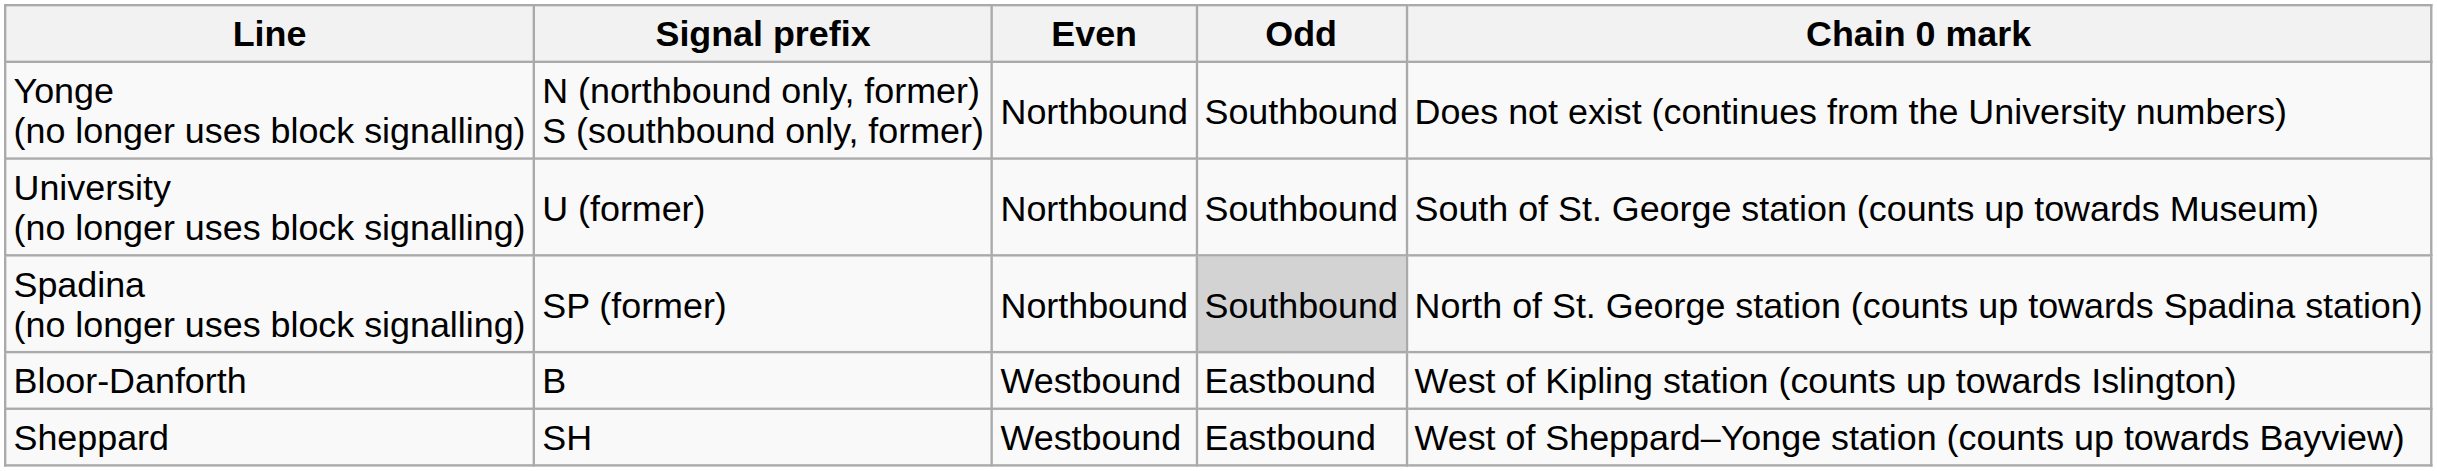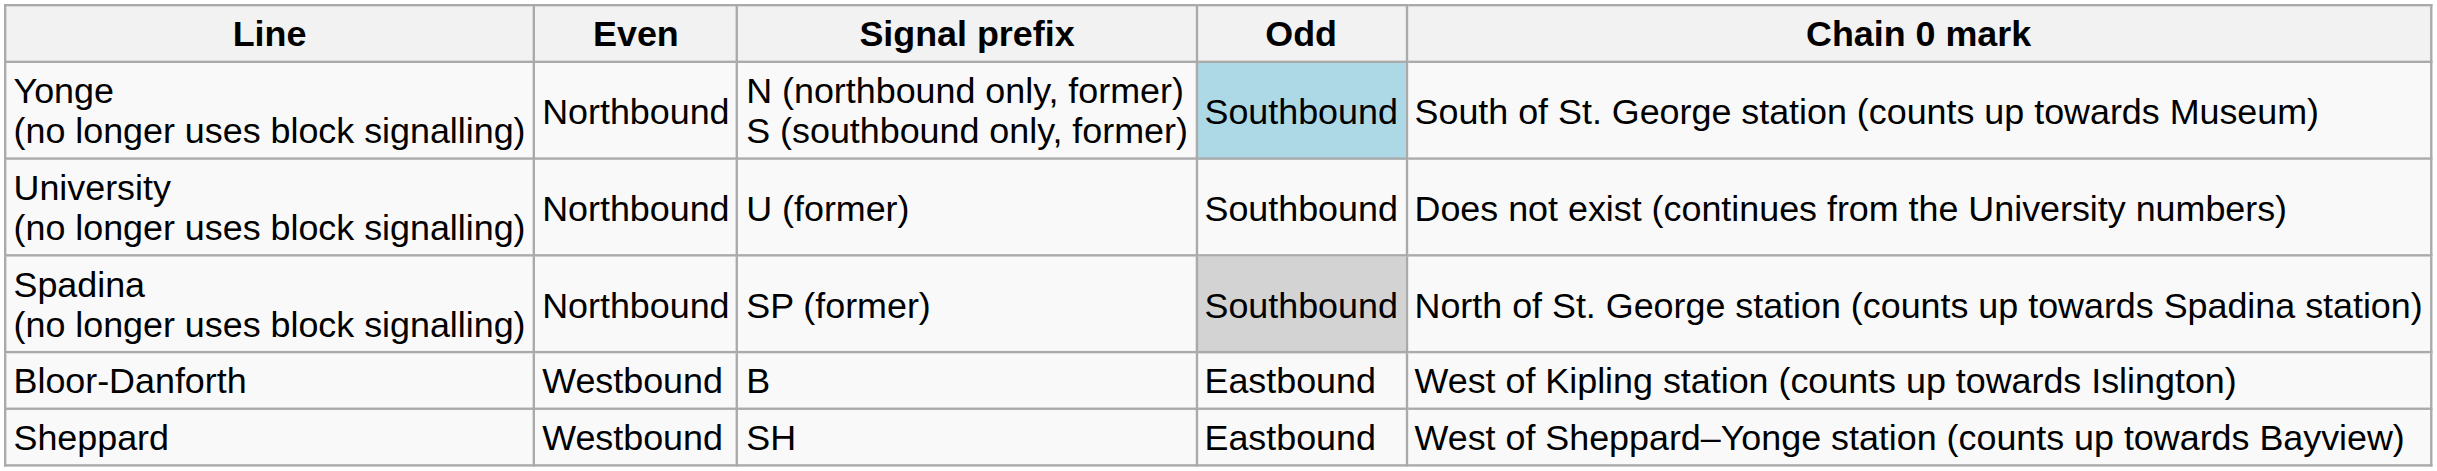columns swapped: (763, 34) <-> (1094, 34)
(1301, 111) no background -> (1301, 111) lightblue background
(1851, 111) Does not exist (continues from the University numbers) -> (1867, 111) South of St. George station (counts up towards Museum)
(1867, 208) South of St. George station (counts up towards Museum) -> (1851, 208) Does not exist (continues from the University numbers)
